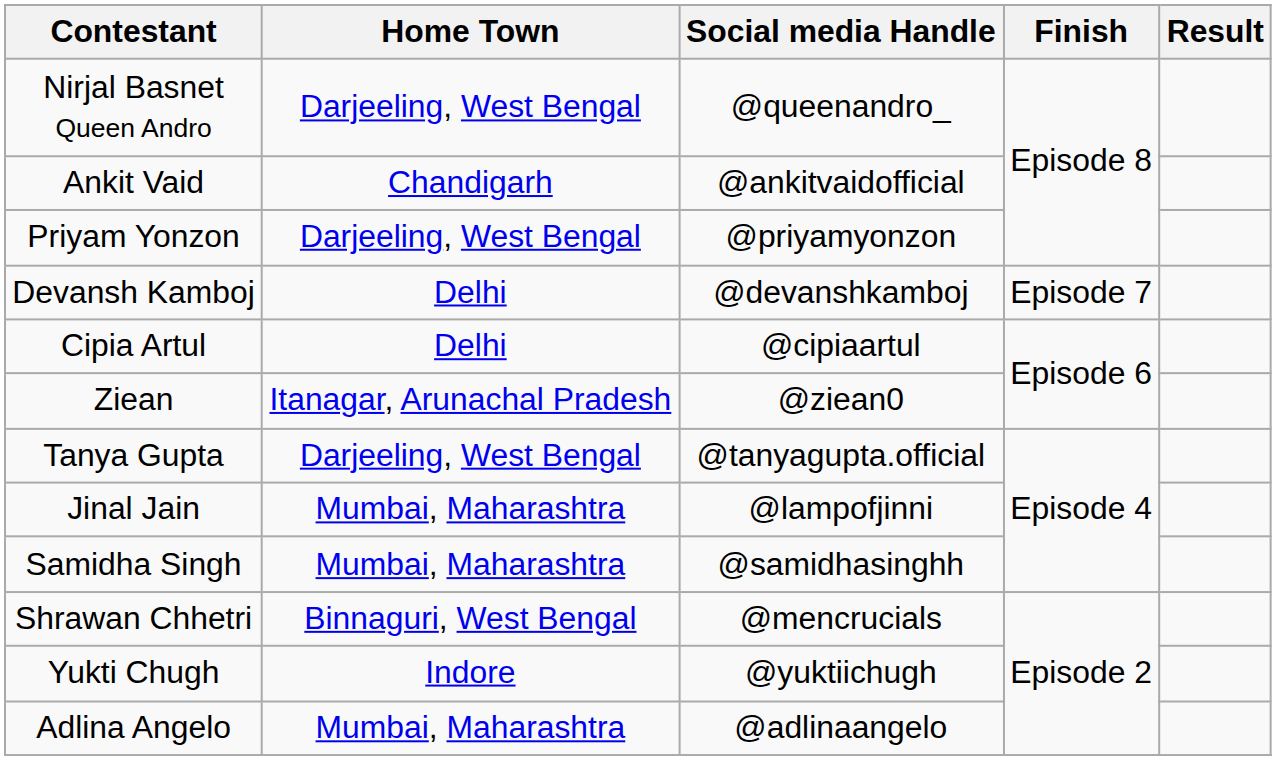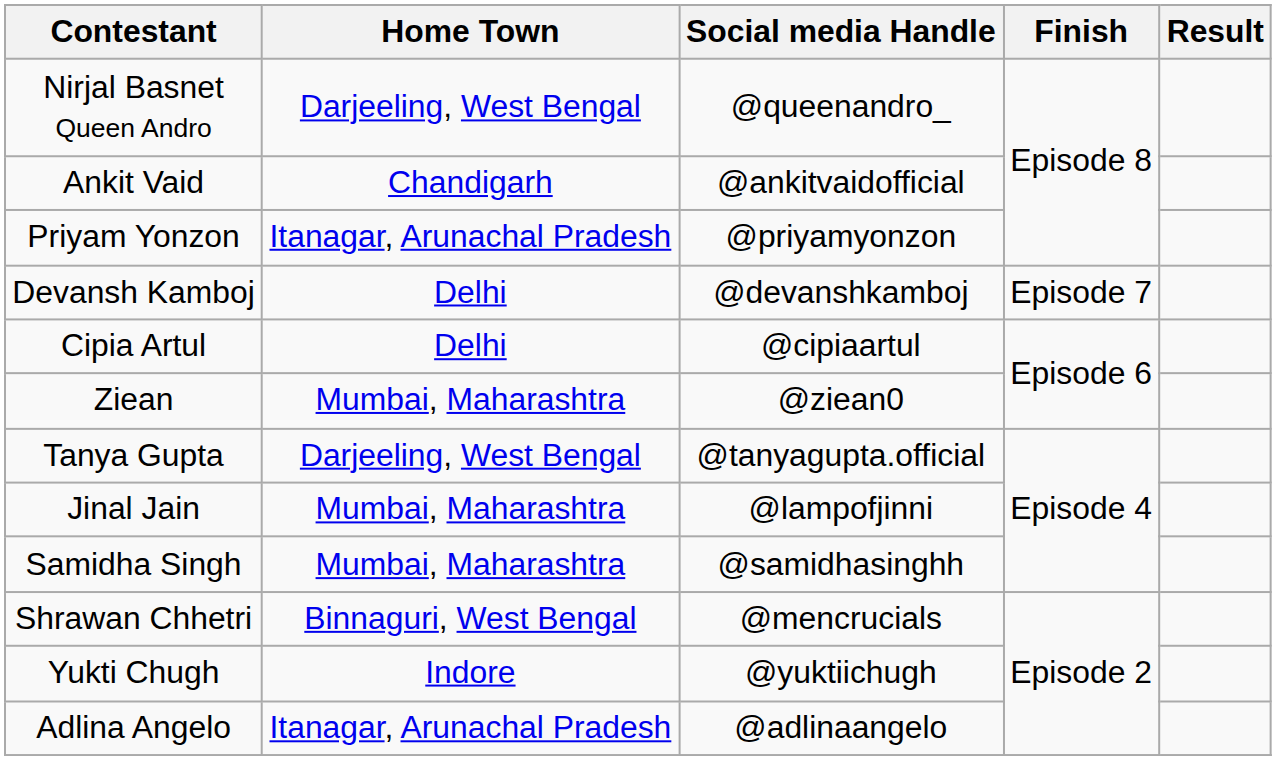(470, 236) Darjeeling, West Bengal -> (470, 236) Itanagar, Arunachal Pradesh
(470, 400) Itanagar, Arunachal Pradesh -> (470, 400) Mumbai, Maharashtra
(470, 727) Mumbai, Maharashtra -> (470, 727) Itanagar, Arunachal Pradesh
